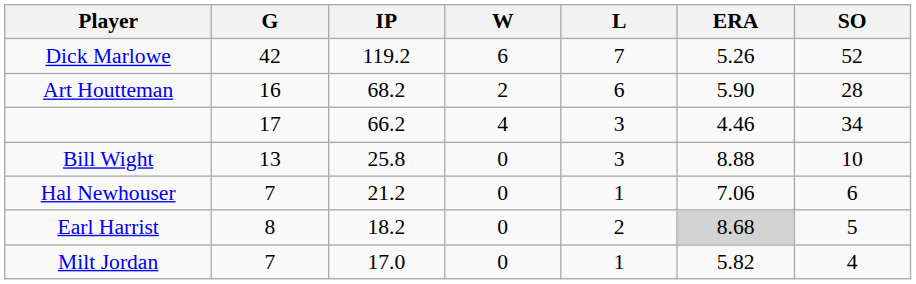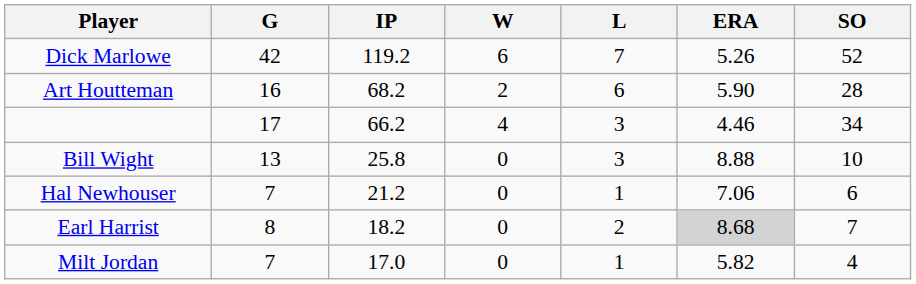(852, 227) 5 -> (852, 227) 7
